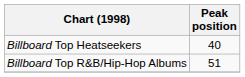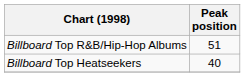rows swapped: (97, 63) <-> (74, 44)
